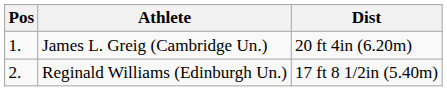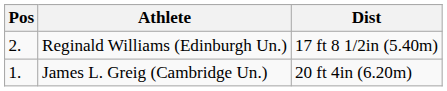rows swapped: (155, 45) <-> (165, 72)
